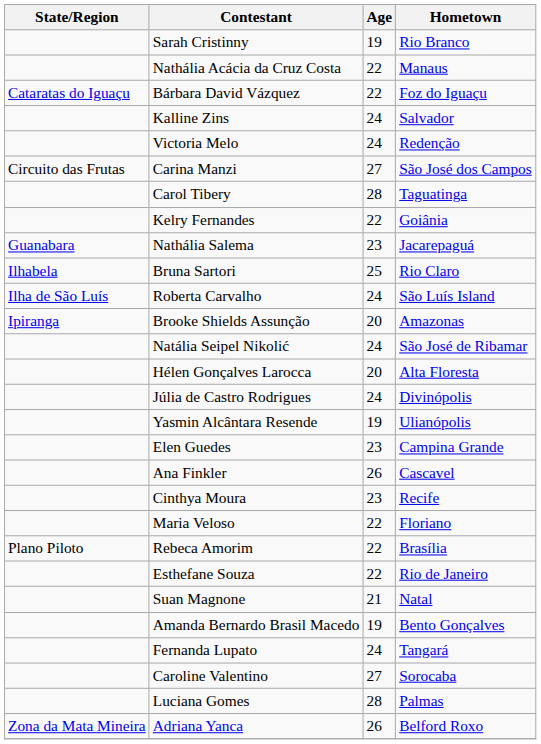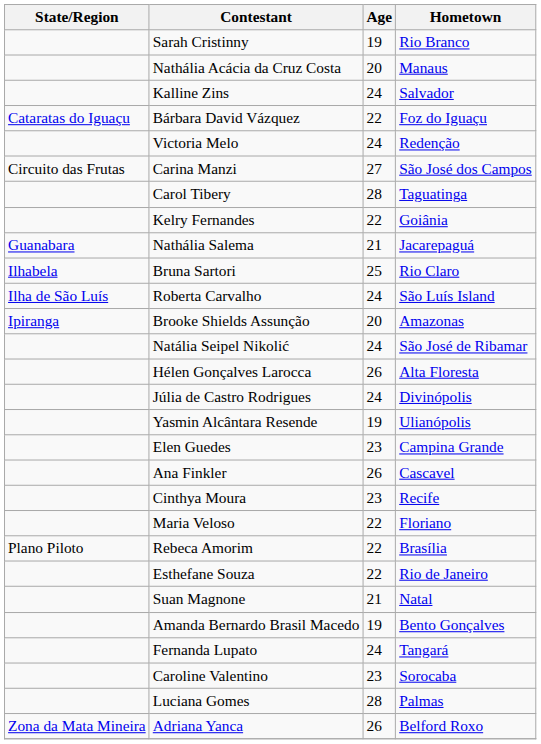(374, 67) 22 -> (374, 67) 20
rows swapped: (191, 118) <-> (226, 93)
(374, 245) 23 -> (374, 245) 21
(374, 371) 20 -> (374, 371) 26
(374, 675) 27 -> (374, 675) 23
